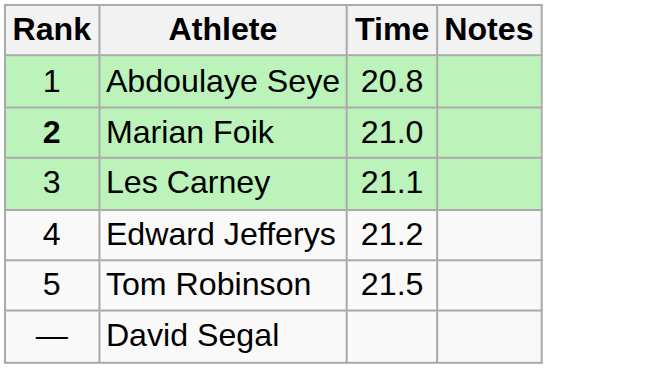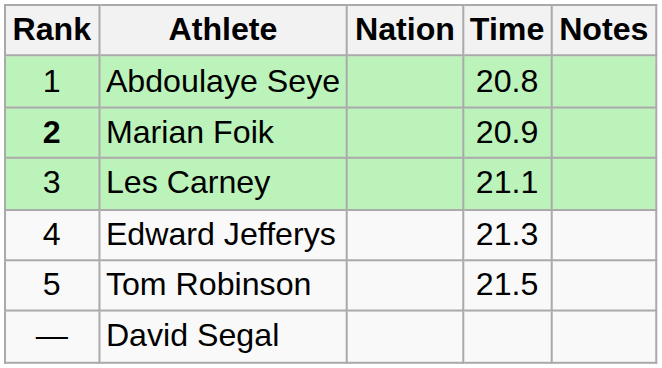+ column: (405, 30)
(392, 132) 21.0 -> (507, 132) 20.9
(392, 234) 21.2 -> (507, 234) 21.3
